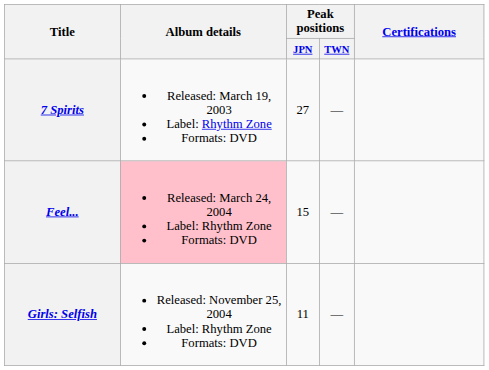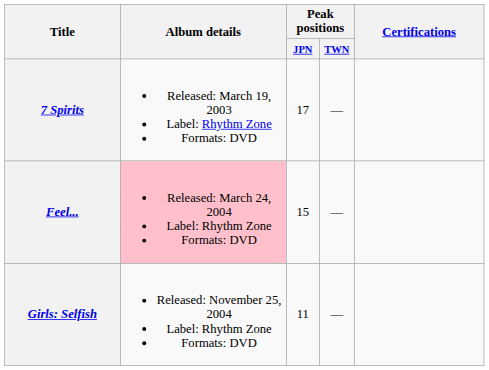(303, 109) 27 -> (303, 109) 17
